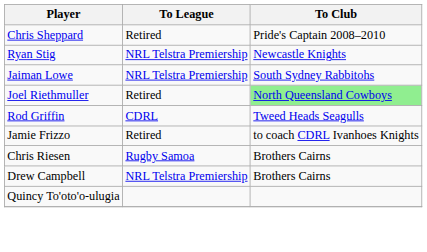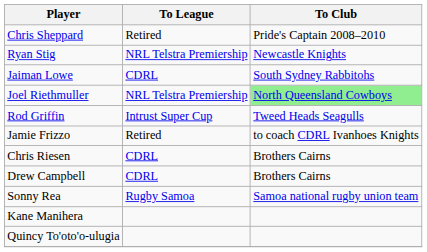(186, 75) NRL Telstra Premiership -> (142, 75) CDRL
(143, 95) Retired -> (186, 95) NRL Telstra Premiership
(142, 115) CDRL -> (169, 115) Intrust Super Cup
(160, 156) Rugby Samoa -> (142, 156) CDRL
(186, 176) NRL Telstra Premiership -> (142, 176) CDRL
+ row: (34, 196)
+ row: (45, 216)
